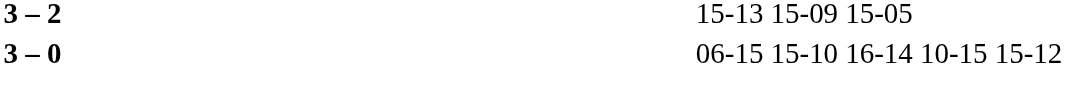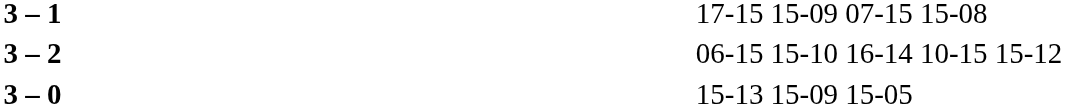+ row: (32, 13)
(804, 13) 15-13 15-09 15-05 -> (879, 53) 06-15 15-10 16-14 10-15 15-12
(879, 53) 06-15 15-10 16-14 10-15 15-12 -> (804, 94) 15-13 15-09 15-05
